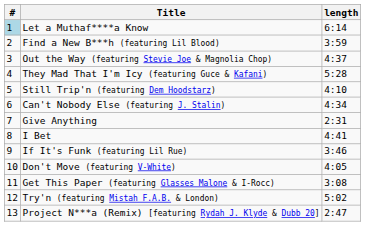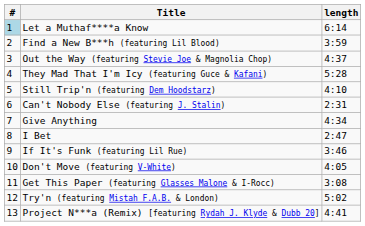(336, 105) 4:34 -> (336, 105) 2:31
(336, 120) 2:31 -> (336, 120) 4:34
(336, 136) 4:41 -> (336, 136) 2:47
(336, 213) 2:47 -> (336, 213) 4:41
